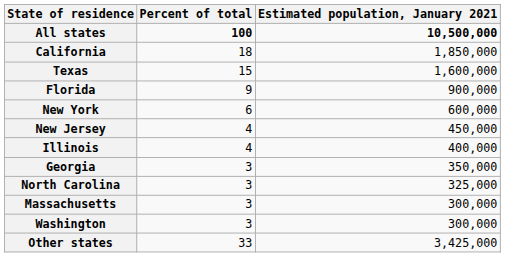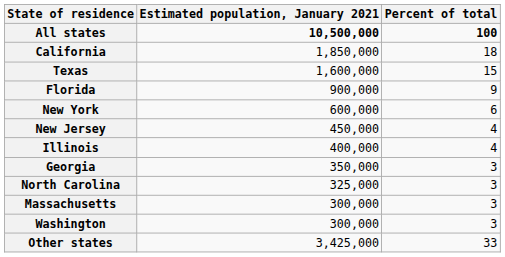columns swapped: (378, 14) <-> (196, 14)
